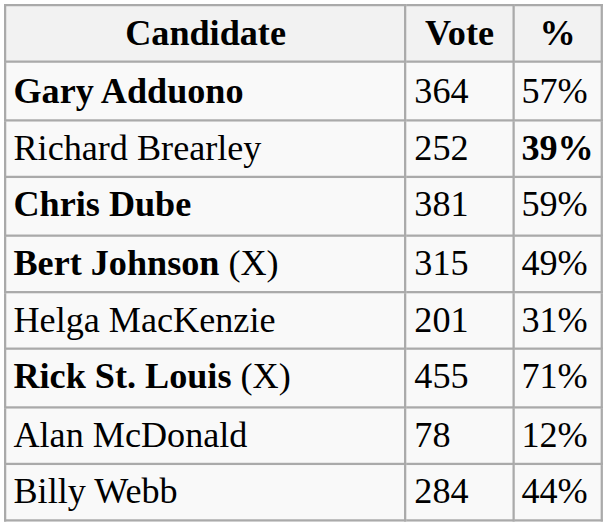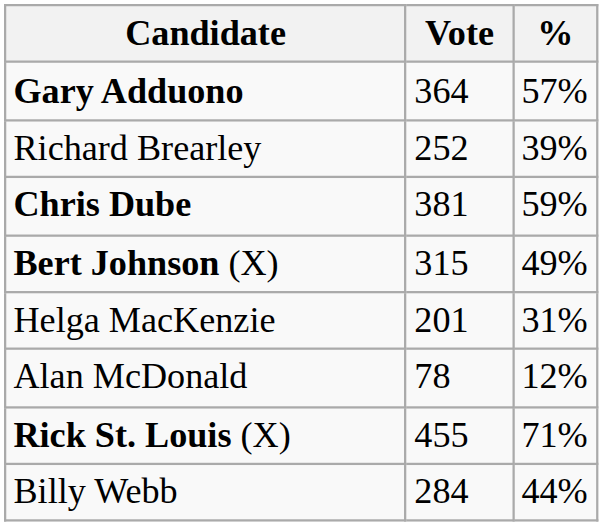(558, 147) bold -> (555, 147) normal
rows swapped: (130, 434) <-> (152, 377)
